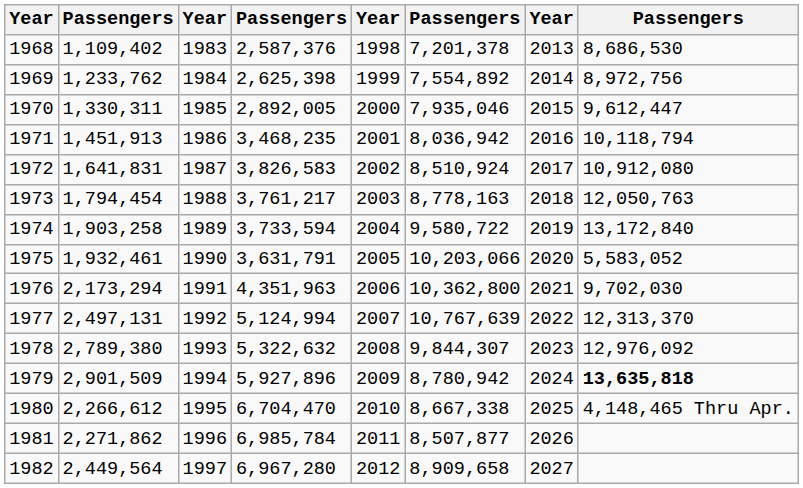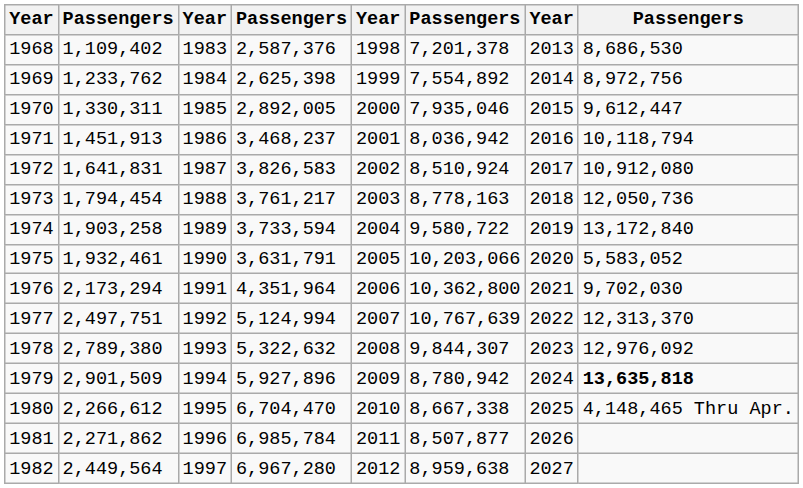(286, 140) 3,468,235 -> (286, 140) 3,468,237
(638, 199) 12,050,763 -> (638, 199) 12,050,736
(286, 289) 4,351,963 -> (286, 289) 4,351,964
(113, 319) 2,497,131 -> (113, 319) 2,497,751
(459, 469) 8,909,658 -> (459, 469) 8,959,638
